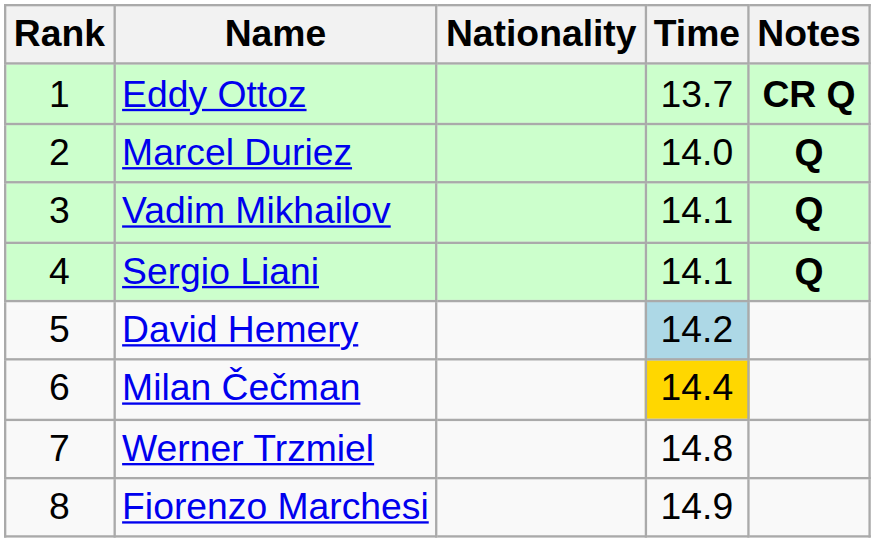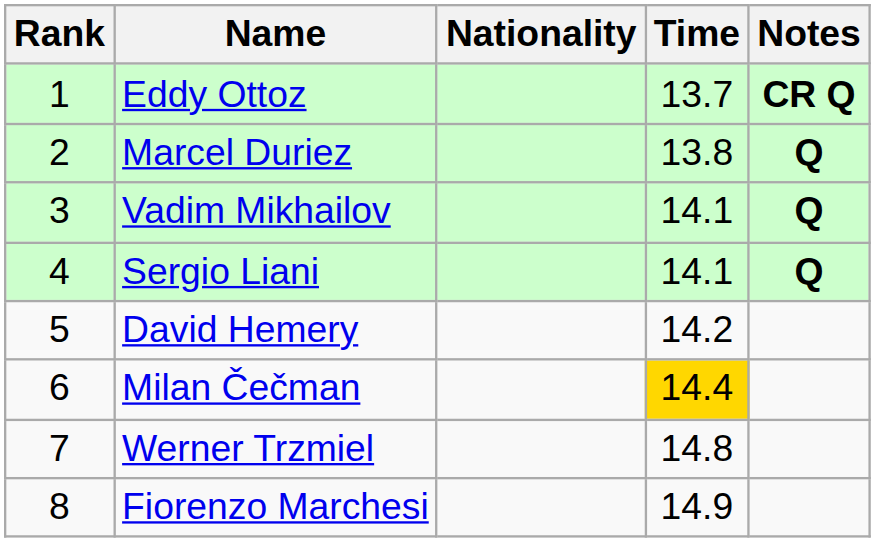(697, 152) 14.0 -> (697, 152) 13.8
(697, 329) lightblue background -> (697, 329) no background
